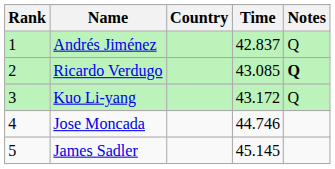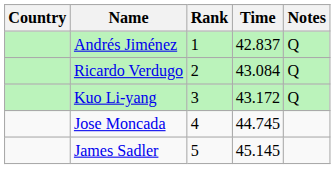columns swapped: (27, 17) <-> (199, 17)
(258, 71) 43.085 -> (258, 71) 43.084
(294, 71) bold -> (293, 71) normal
(258, 124) 44.746 -> (258, 124) 44.745
